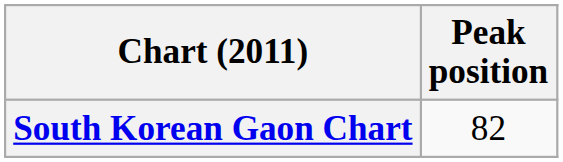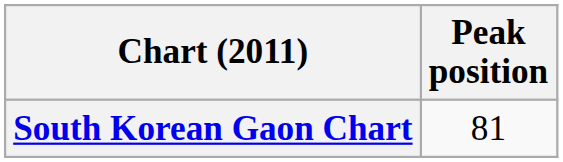(488, 127) 82 -> (488, 127) 81
